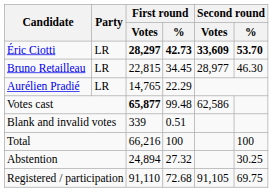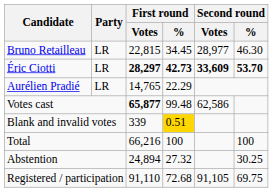rows swapped: (31, 50) <-> (46, 68)
(176, 123) no background -> (176, 123) gold background
